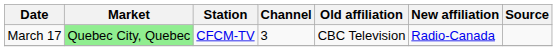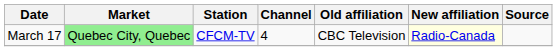(264, 35) 3 -> (264, 35) 4
(453, 35) no background -> (453, 35) lightyellow background
